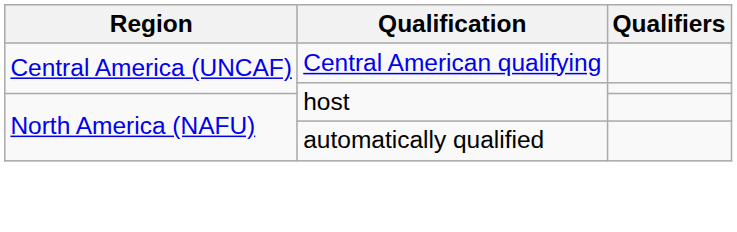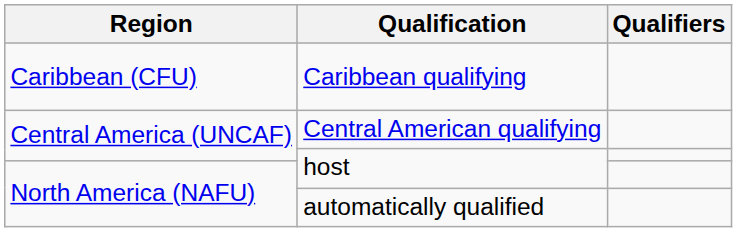+ row: (104, 76)
